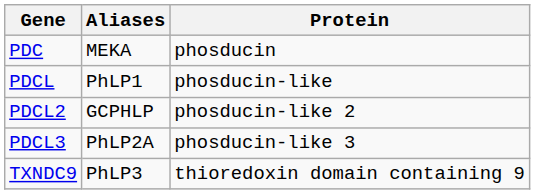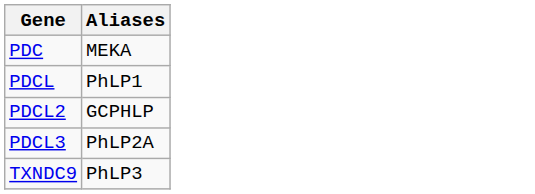- column: (350, 20)
